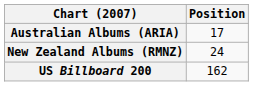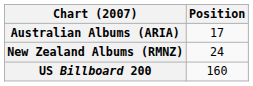(217, 71) 162 -> (217, 71) 160
